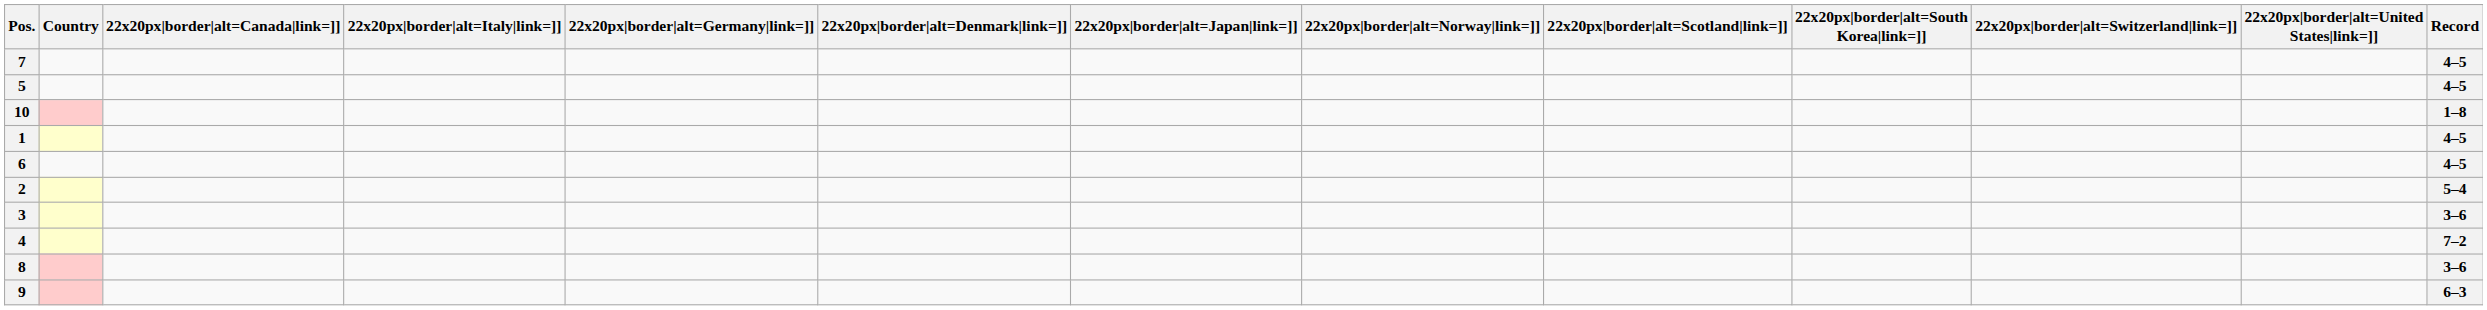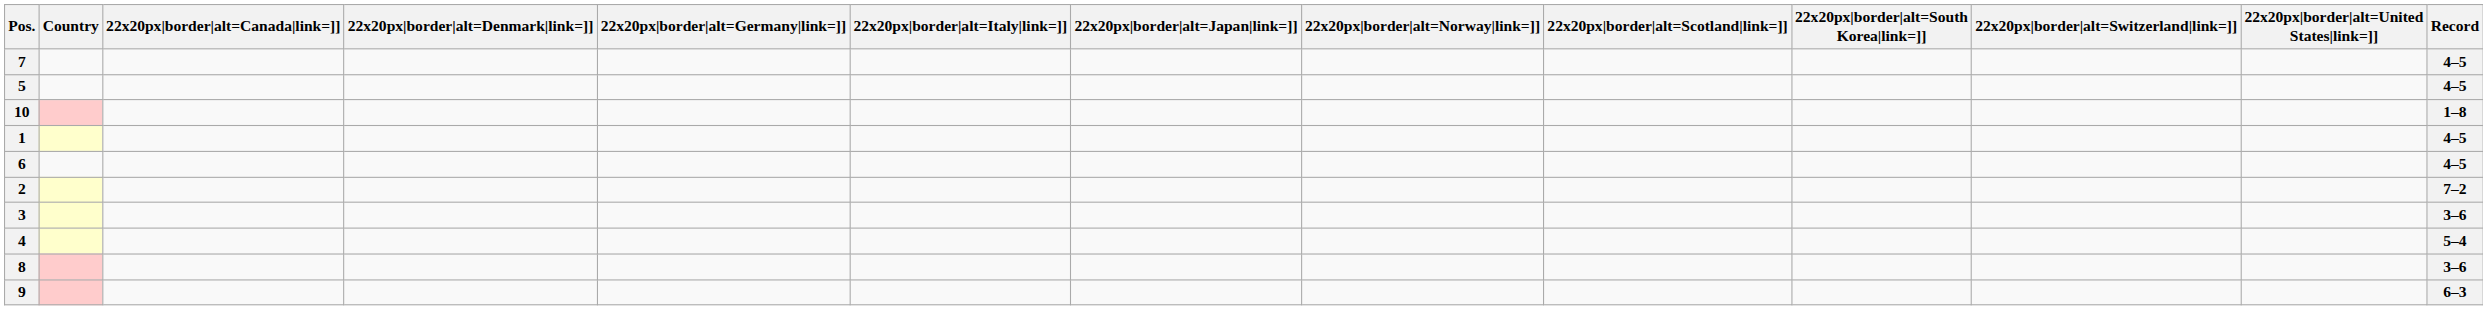columns swapped: (944, 26) <-> (455, 26)
(2455, 189) 5–4 -> (2455, 189) 7–2
(2455, 241) 7–2 -> (2455, 241) 5–4
